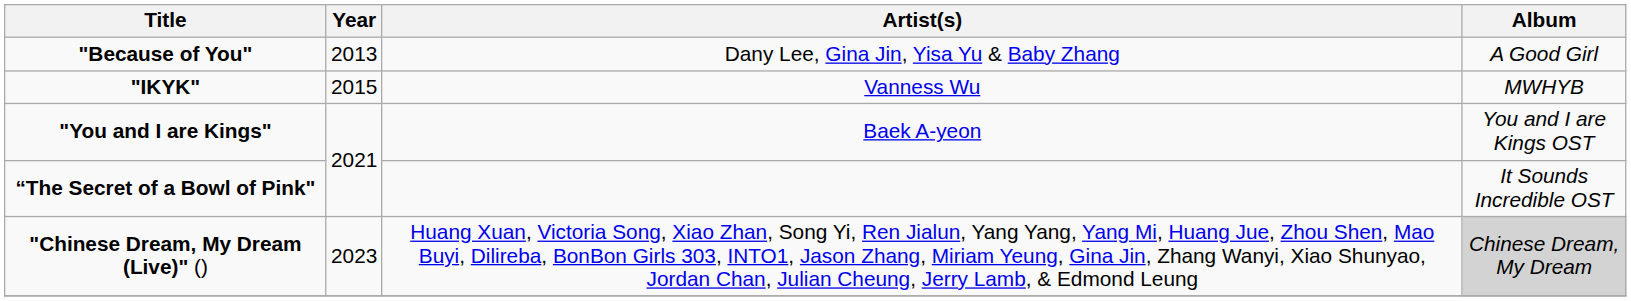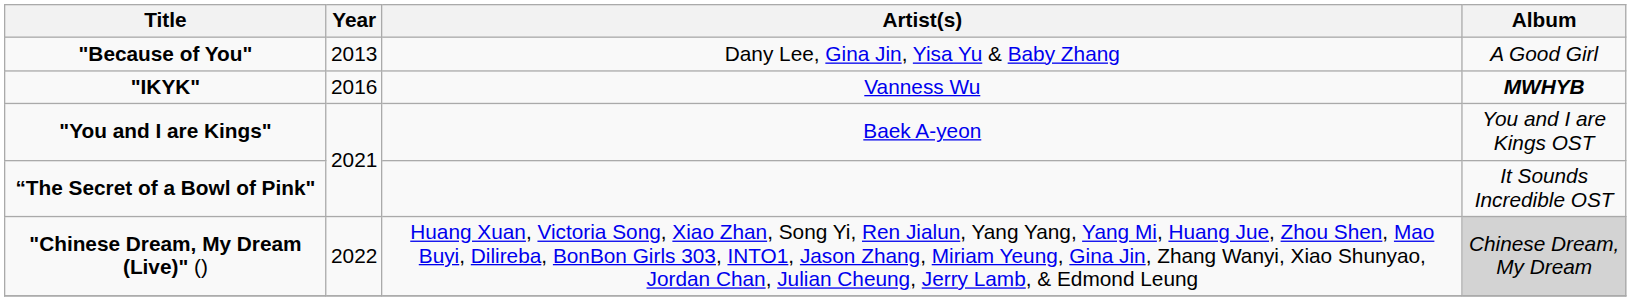(354, 86) 2015 -> (354, 86) 2016
(1544, 86) normal -> (1544, 86) bold
(354, 256) 2023 -> (354, 256) 2022
